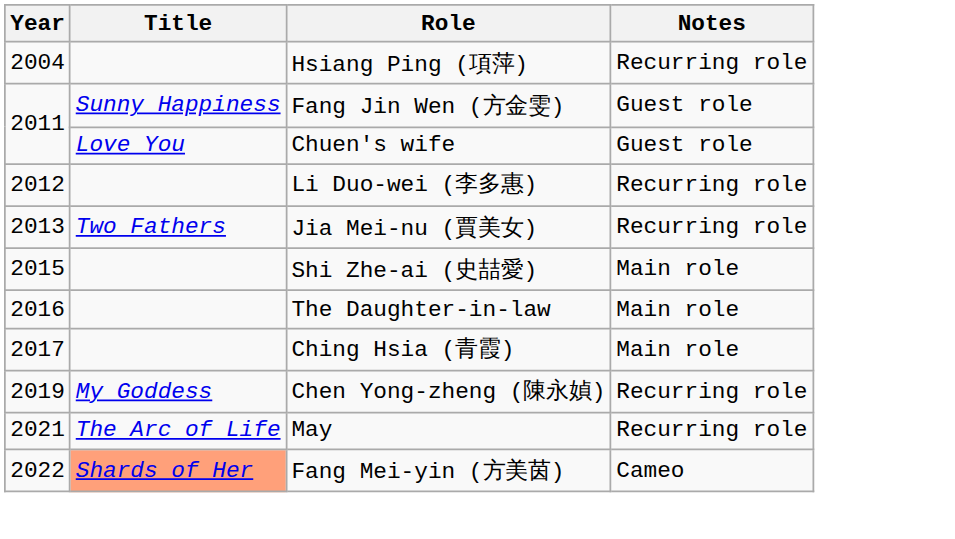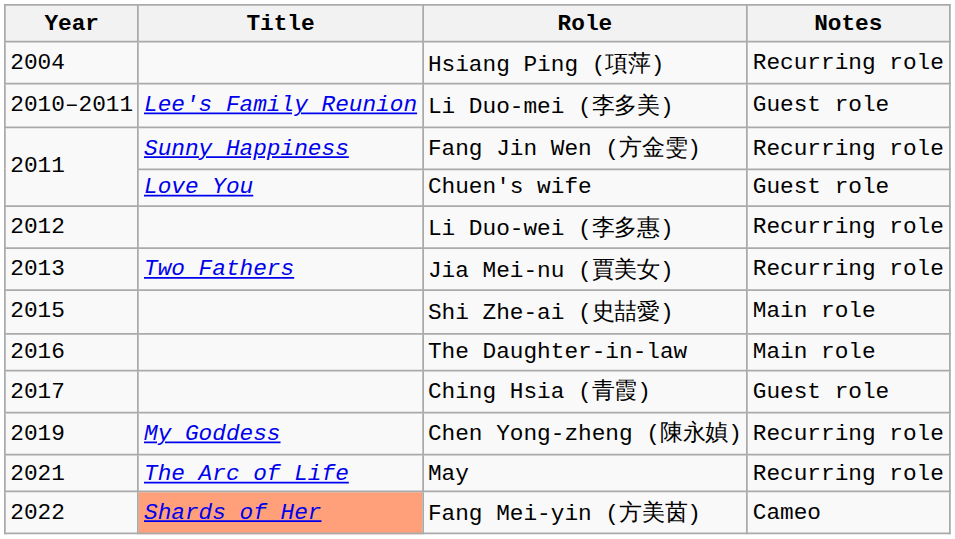+ row: (551, 106)
(684, 105) Guest role -> (848, 148) Recurring role
(678, 349) Main role -> (821, 391) Guest role
